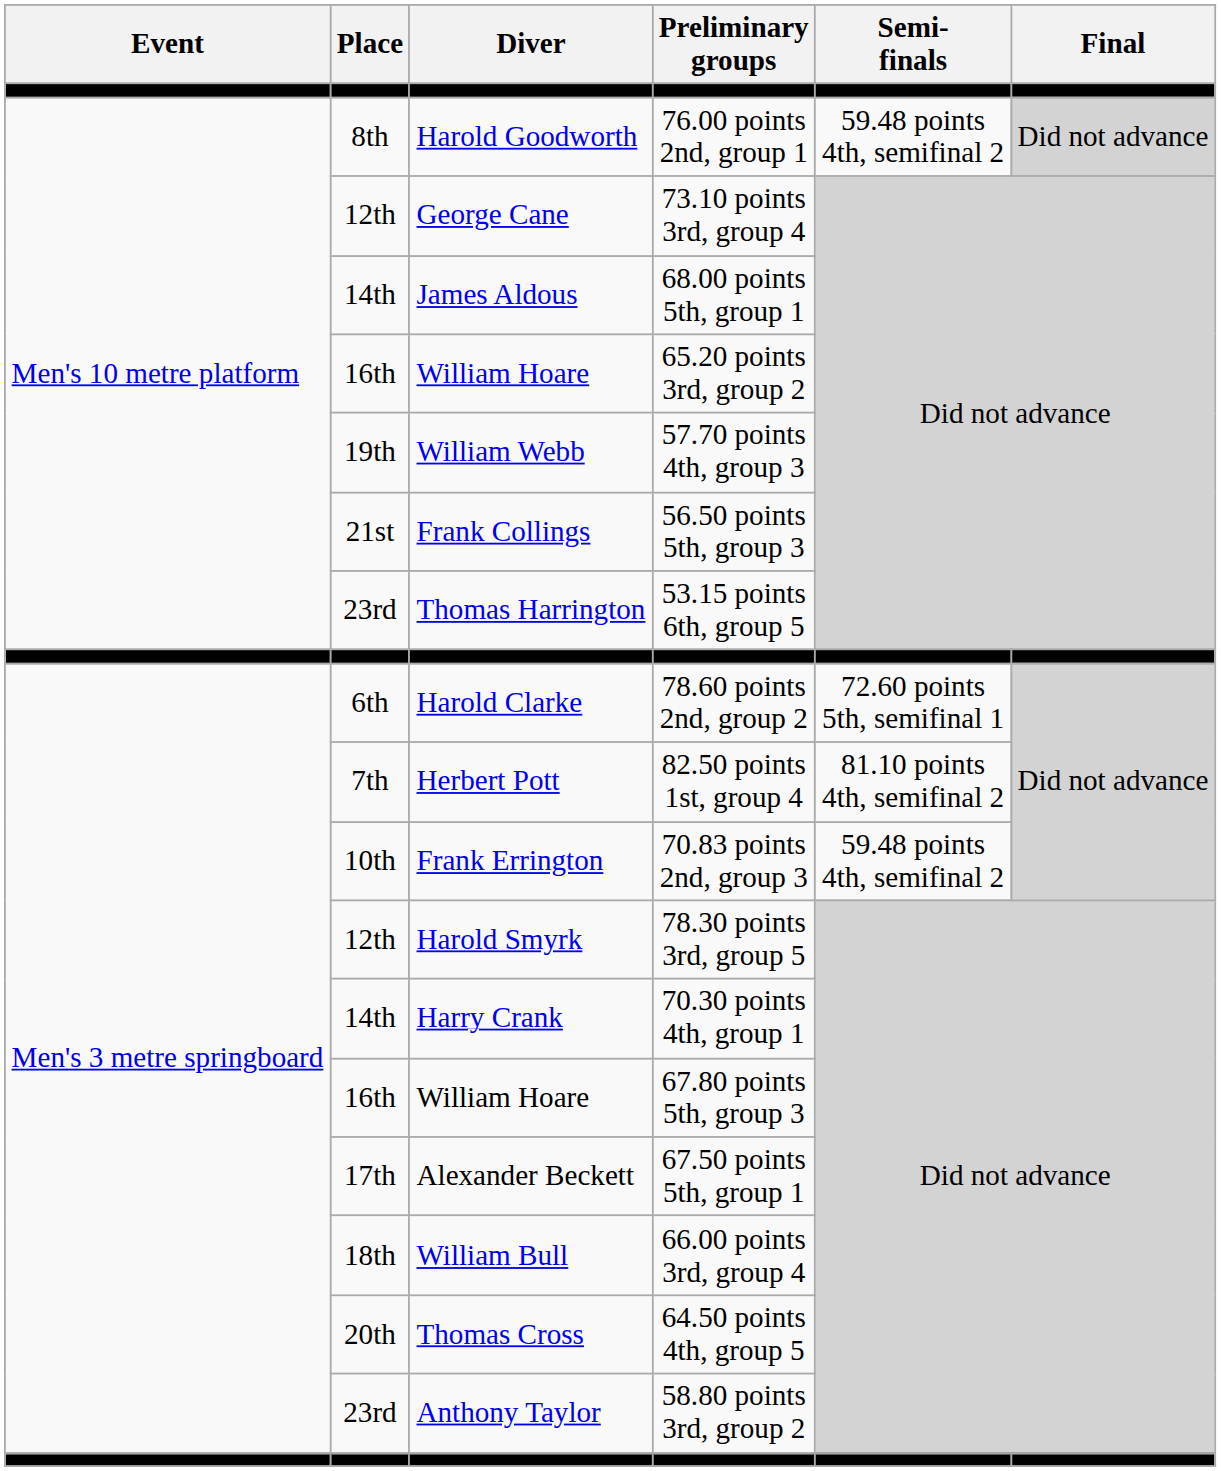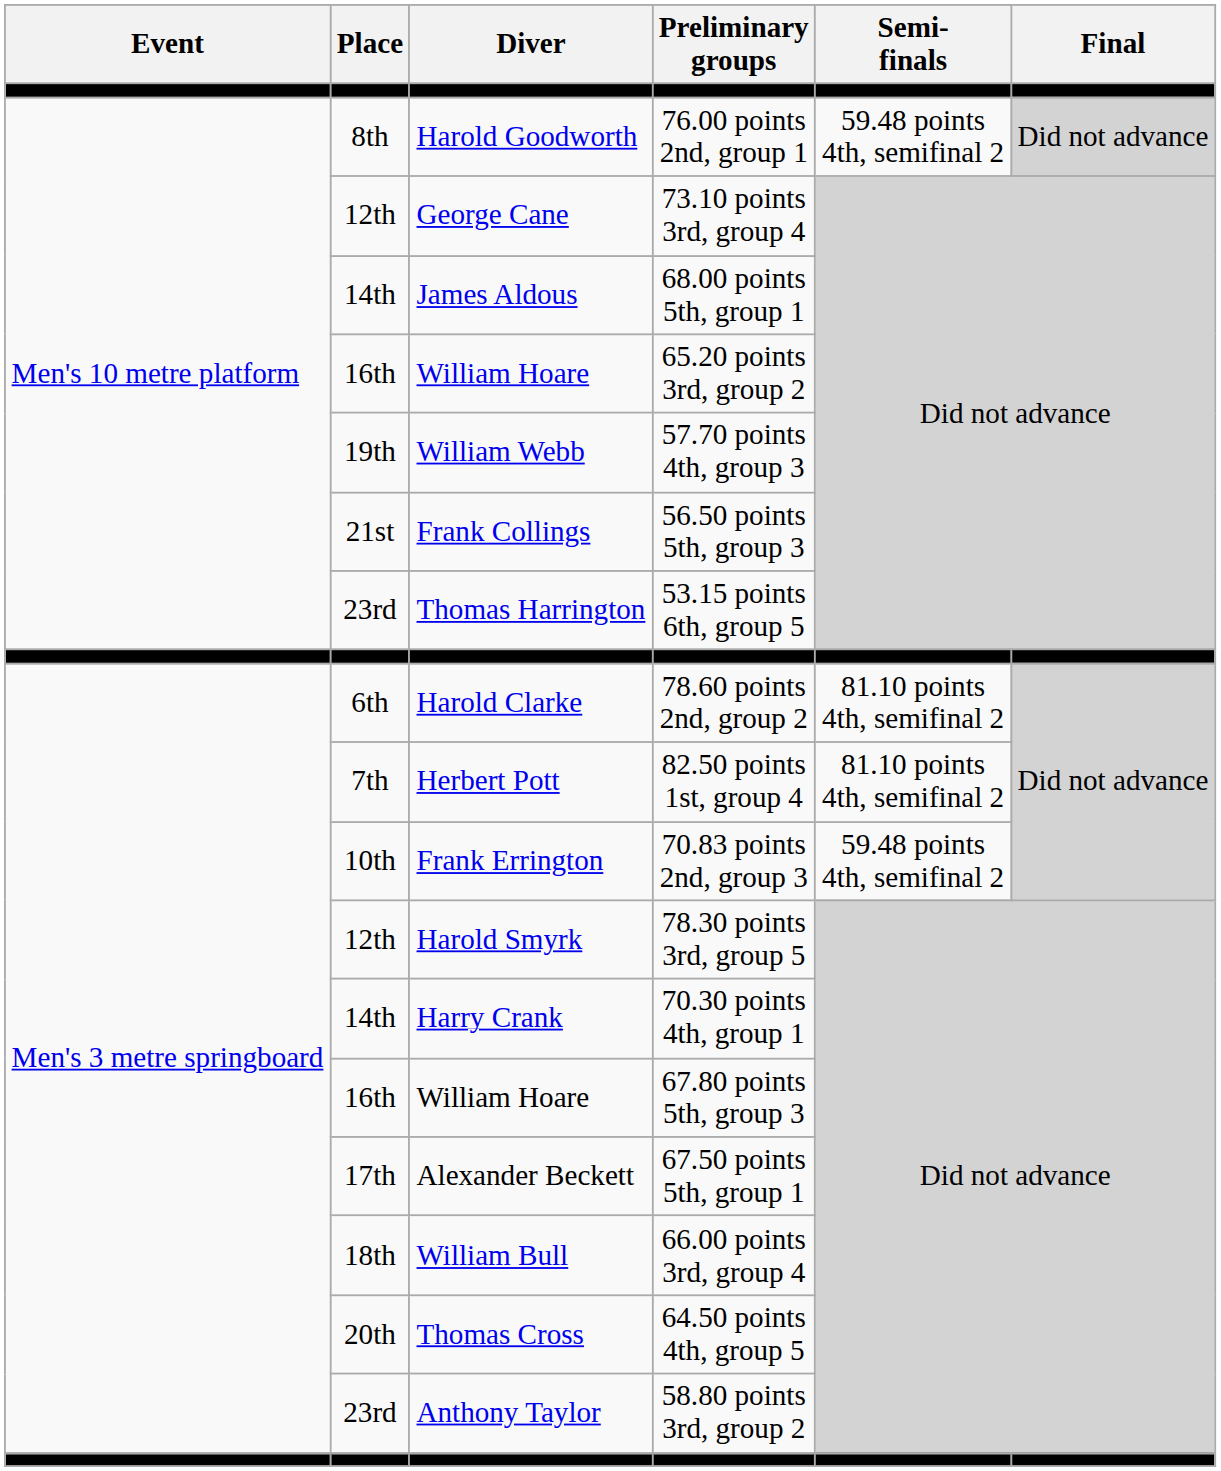(913, 702) 72.60 points 5th, semifinal 1 -> (913, 702) 81.10 points 4th, semifinal 2
